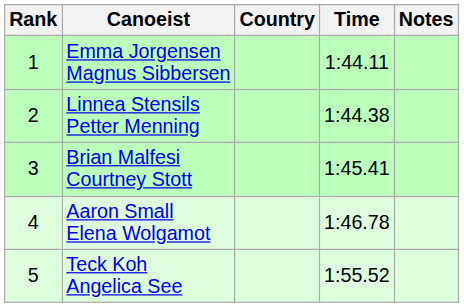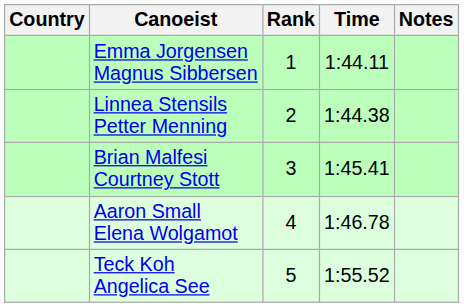columns swapped: (33, 20) <-> (277, 20)
